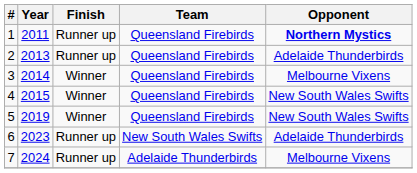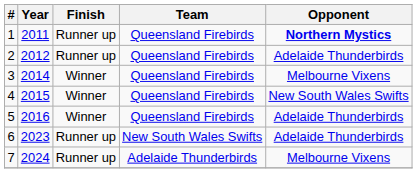(35, 55) 2013 -> (35, 55) 2012
(35, 116) 2019 -> (35, 116) 2016
(339, 116) New South Wales Swifts -> (339, 116) Adelaide Thunderbirds
